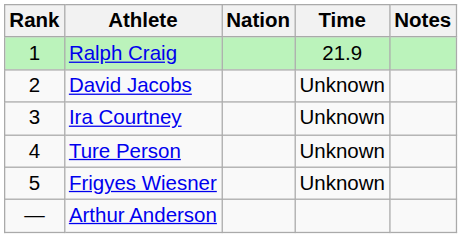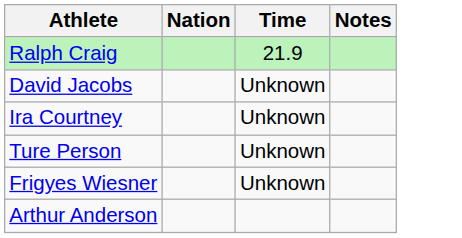- column: (34, 20)
